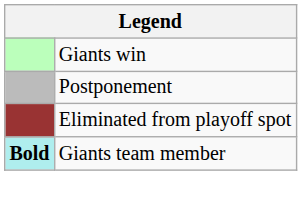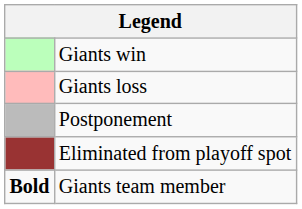+ row: (103, 87)
(29, 153) paleturquoise background -> (29, 186) no background
